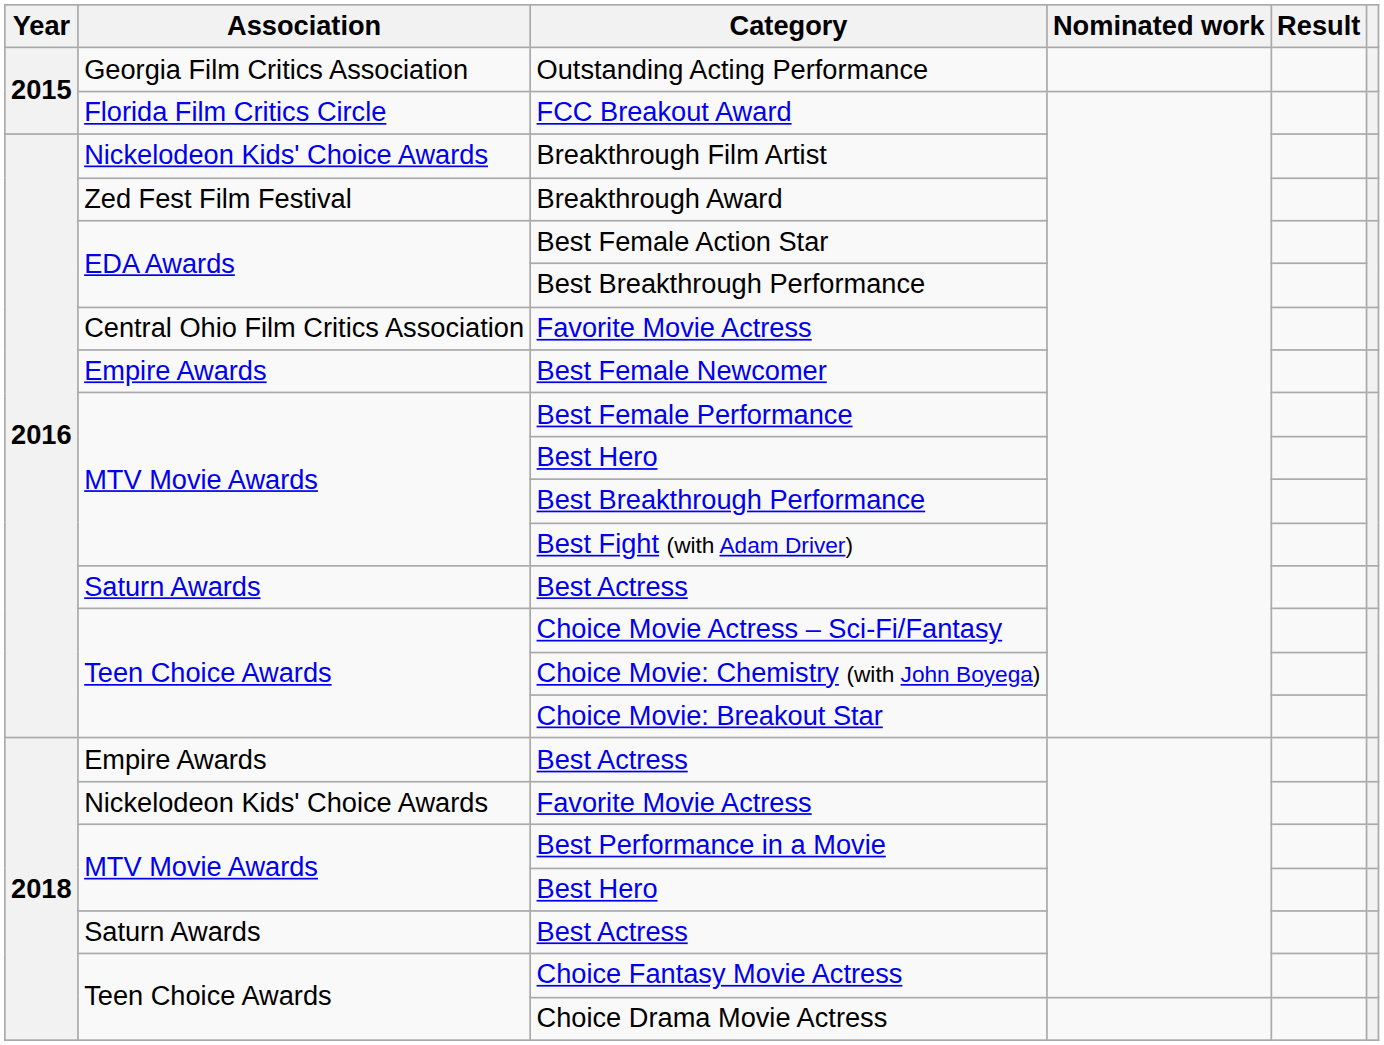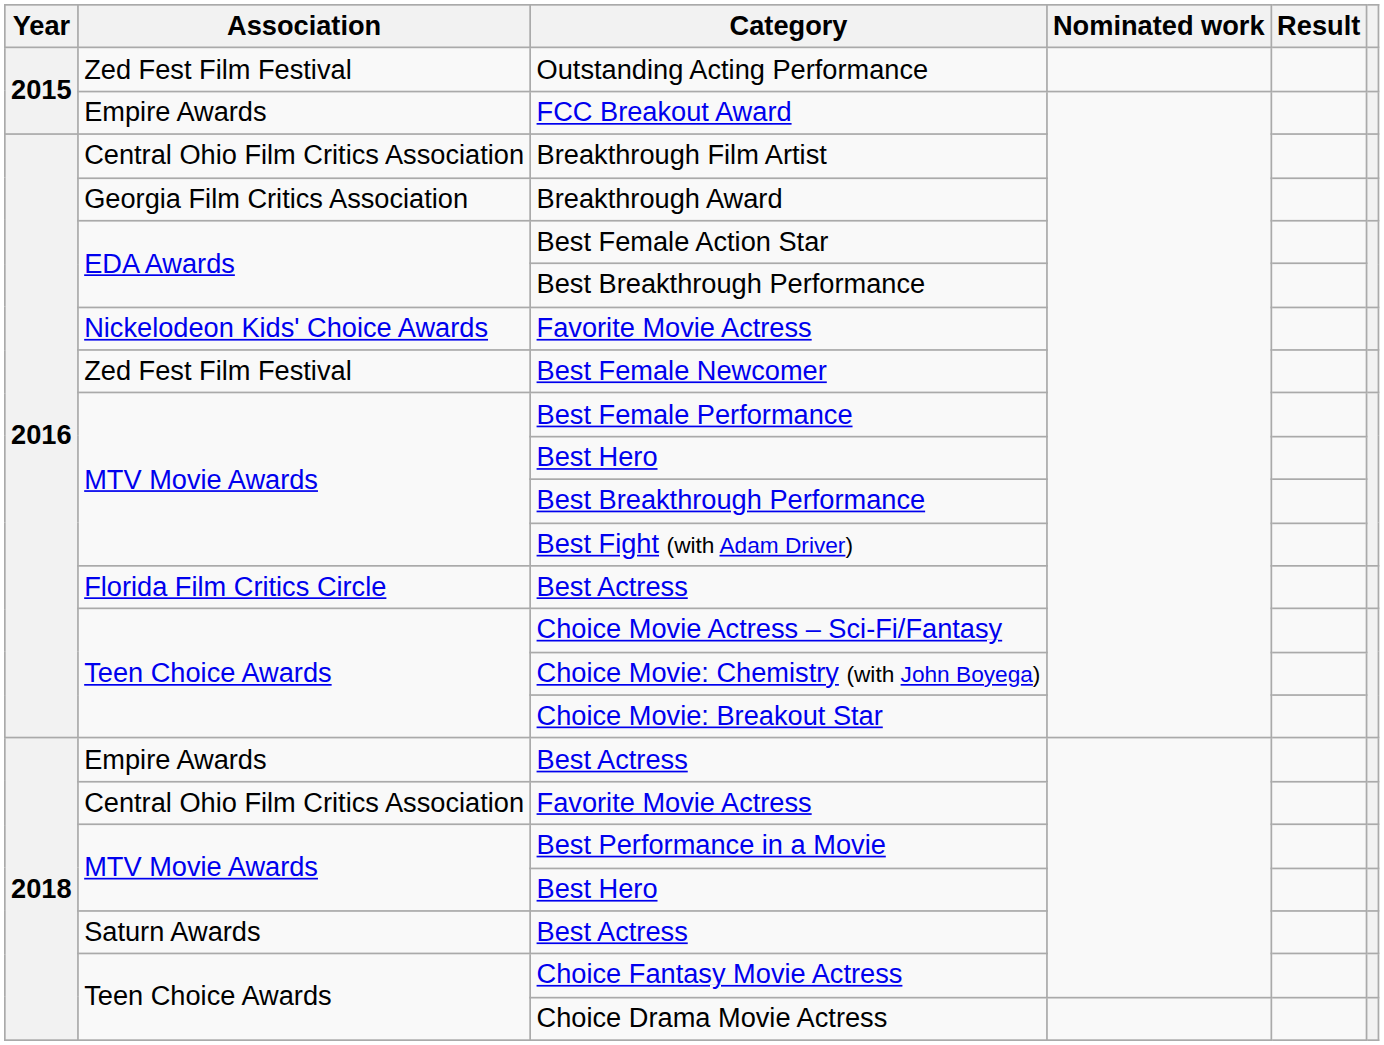(276, 69) Georgia Film Critics Association -> (218, 69) Zed Fest Film Festival
(235, 112) Florida Film Critics Circle -> (175, 112) Empire Awards
(286, 155) Nickelodeon Kids' Choice Awards -> (304, 155) Central Ohio Film Critics Association
(218, 198) Zed Fest Film Festival -> (276, 198) Georgia Film Critics Association
(304, 328) Central Ohio Film Critics Association -> (286, 328) Nickelodeon Kids' Choice Awards
(175, 371) Empire Awards -> (218, 371) Zed Fest Film Festival
(172, 586) Saturn Awards -> (235, 586) Florida Film Critics Circle
(286, 802) Nickelodeon Kids' Choice Awards -> (304, 802) Central Ohio Film Critics Association
